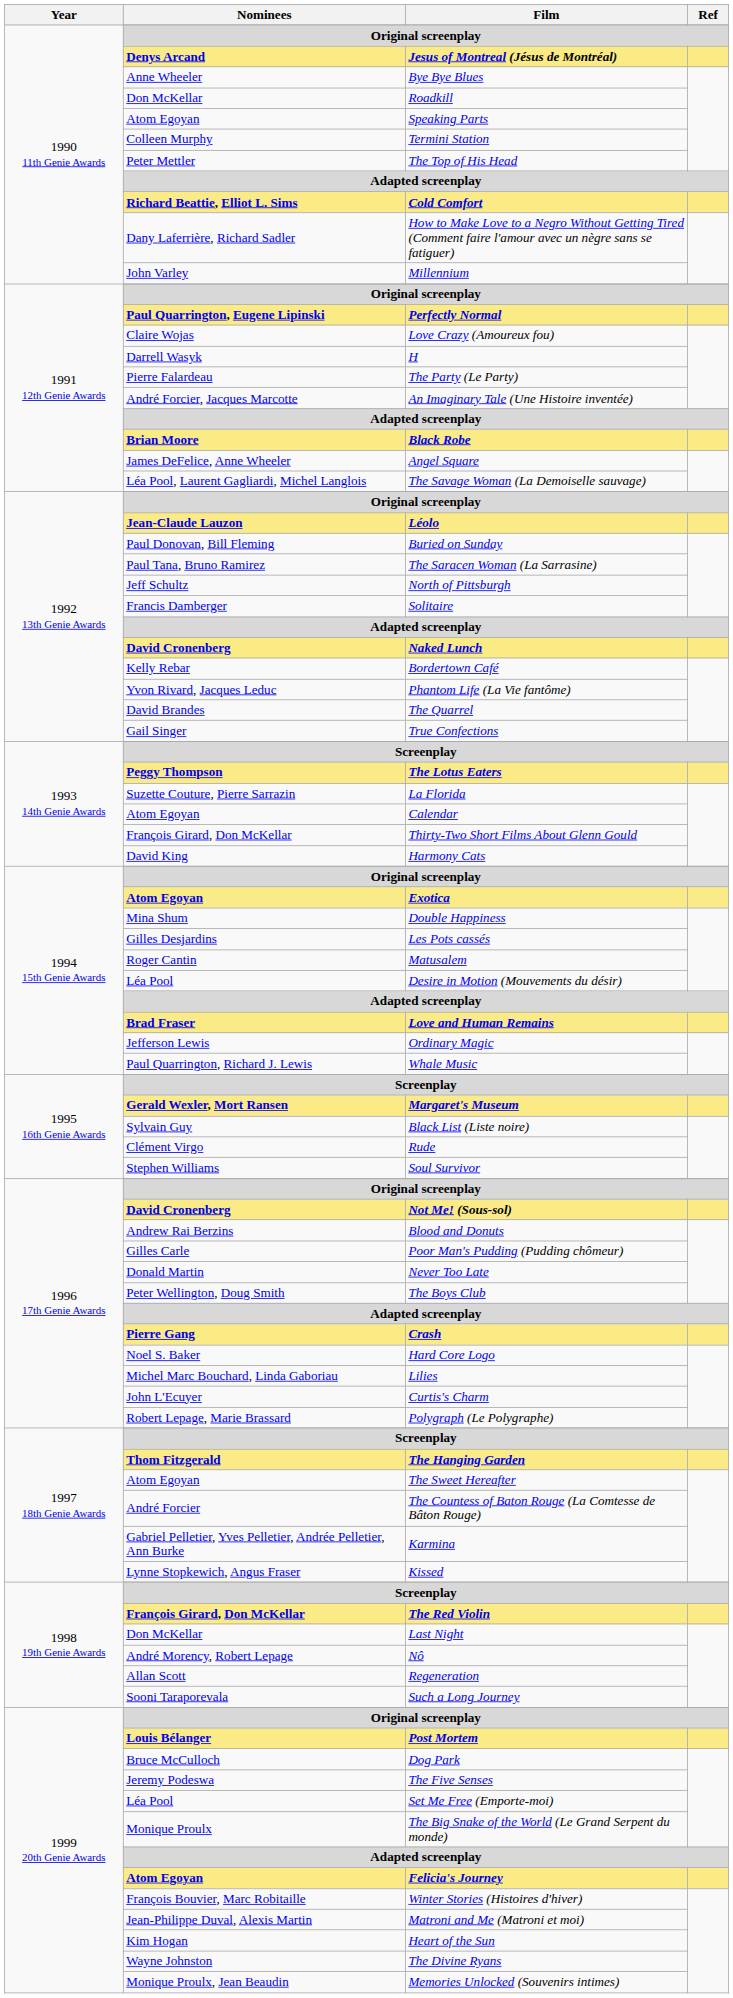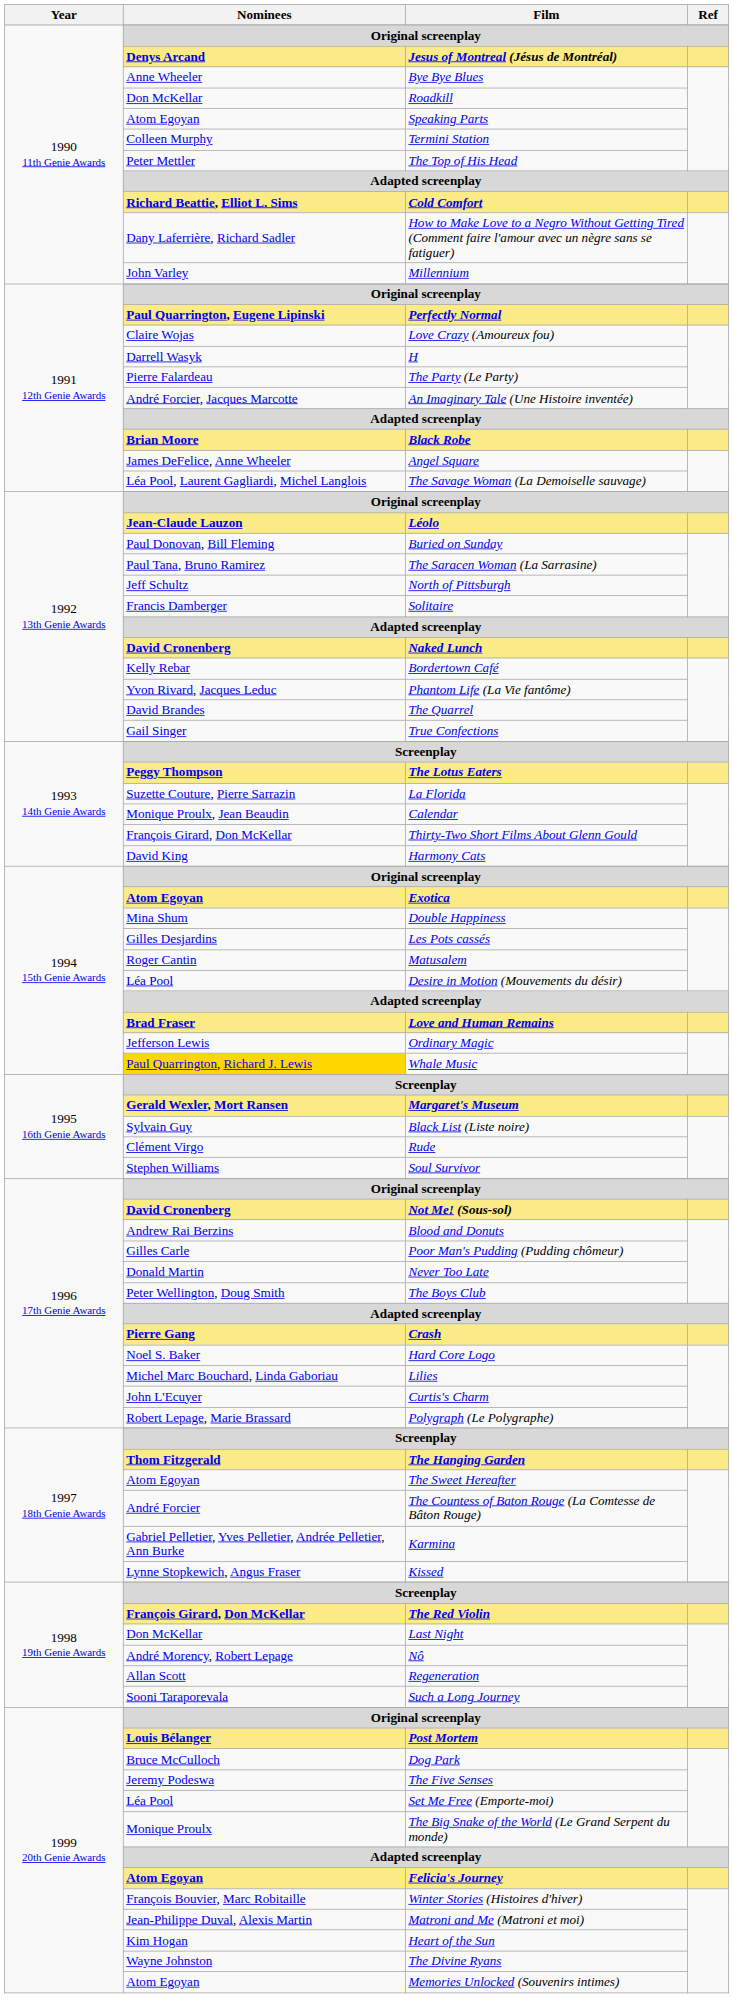(163, 814) Atom Egoyan -> (207, 814) Monique Proulx, Jean Beaudin
(219, 1063) no background -> (219, 1063) gold background
(207, 1982) Monique Proulx, Jean Beaudin -> (163, 1982) Atom Egoyan
